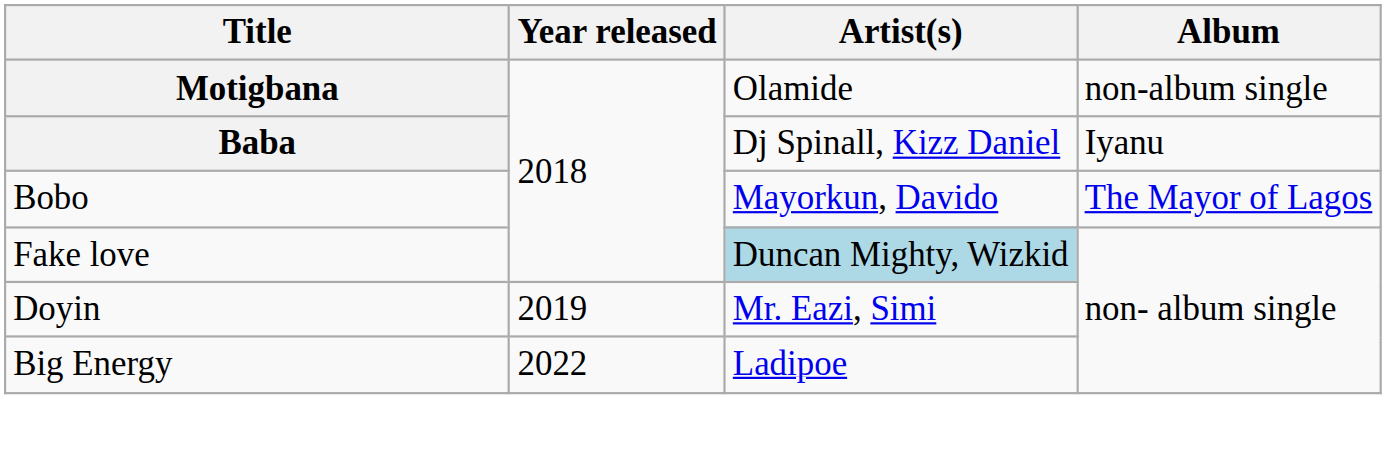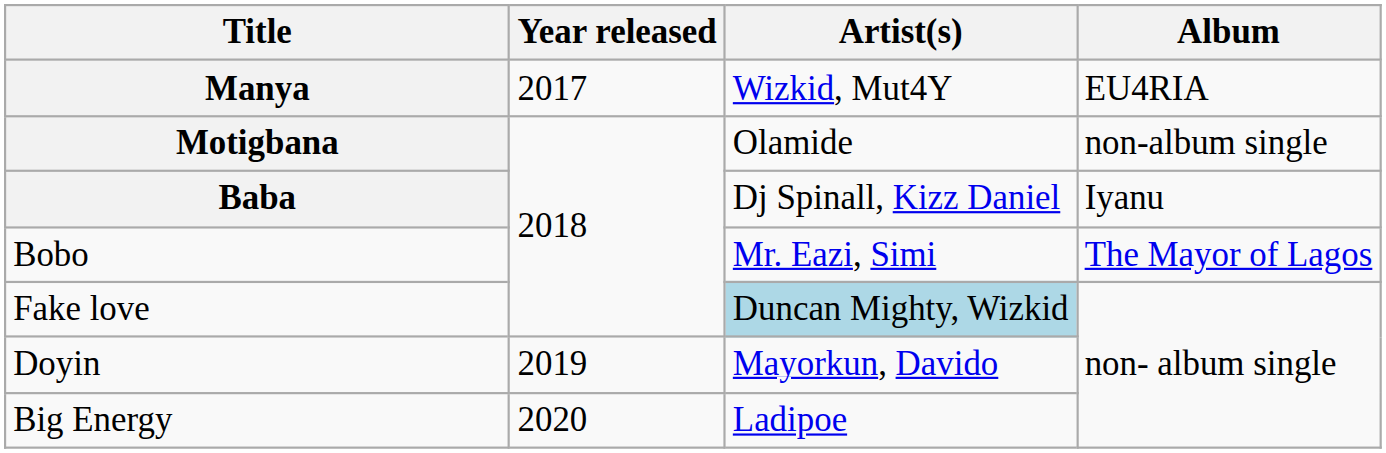+ row: (257, 87)
(866, 198) Mayorkun, Davido -> (835, 253) Mr. Eazi, Simi
(835, 308) Mr. Eazi, Simi -> (866, 364) Mayorkun, Davido
(552, 364) 2022 -> (552, 419) 2020
